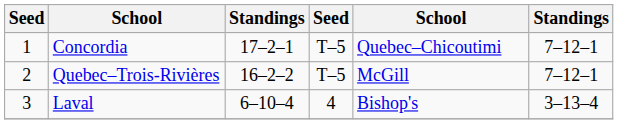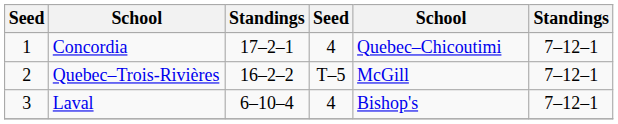(331, 47) T–5 -> (331, 47) 4
(571, 103) 3–13–4 -> (571, 103) 7–12–1
